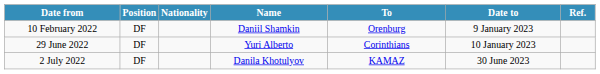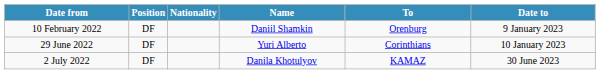- column: (578, 12)
